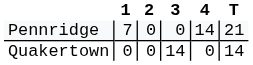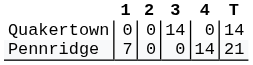rows swapped: (54, 30) <-> (59, 51)
